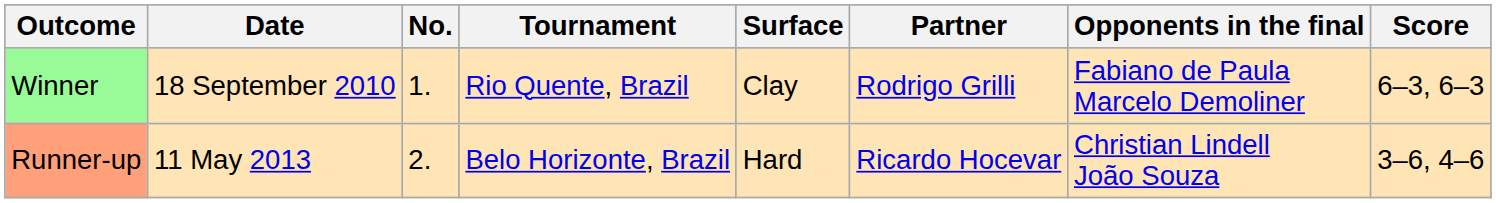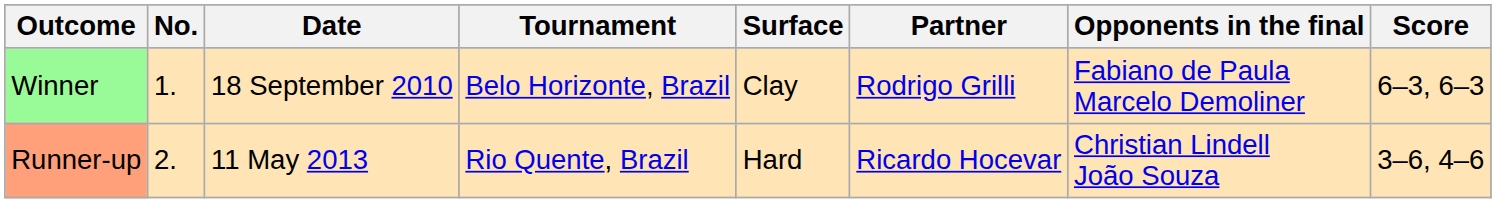columns swapped: (431, 26) <-> (275, 26)
(577, 85) Rio Quente, Brazil -> (598, 85) Belo Horizonte, Brazil
(598, 160) Belo Horizonte, Brazil -> (577, 160) Rio Quente, Brazil
